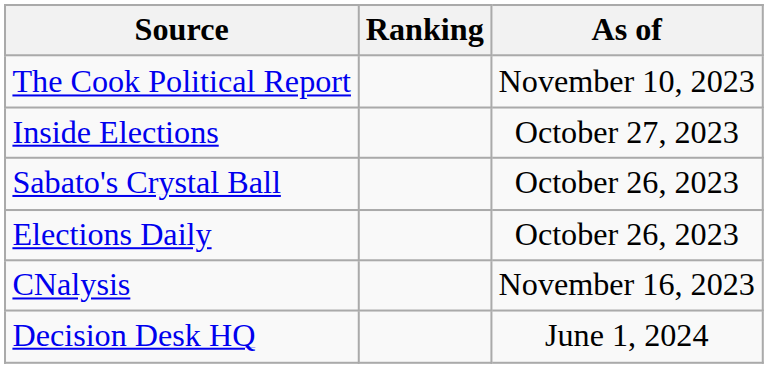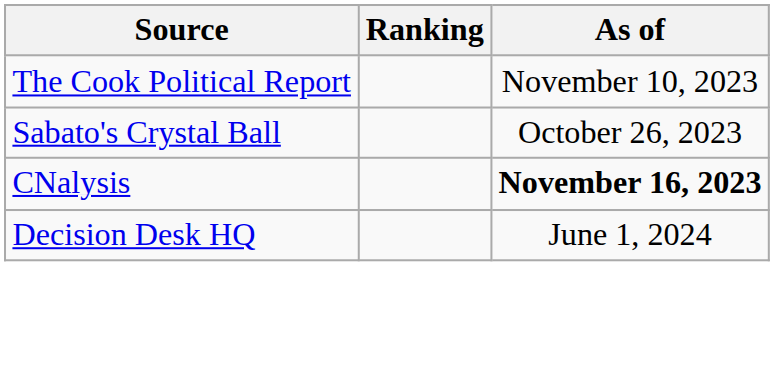- row: (116, 132)
- row: (112, 234)
(627, 285) normal -> (630, 183) bold
